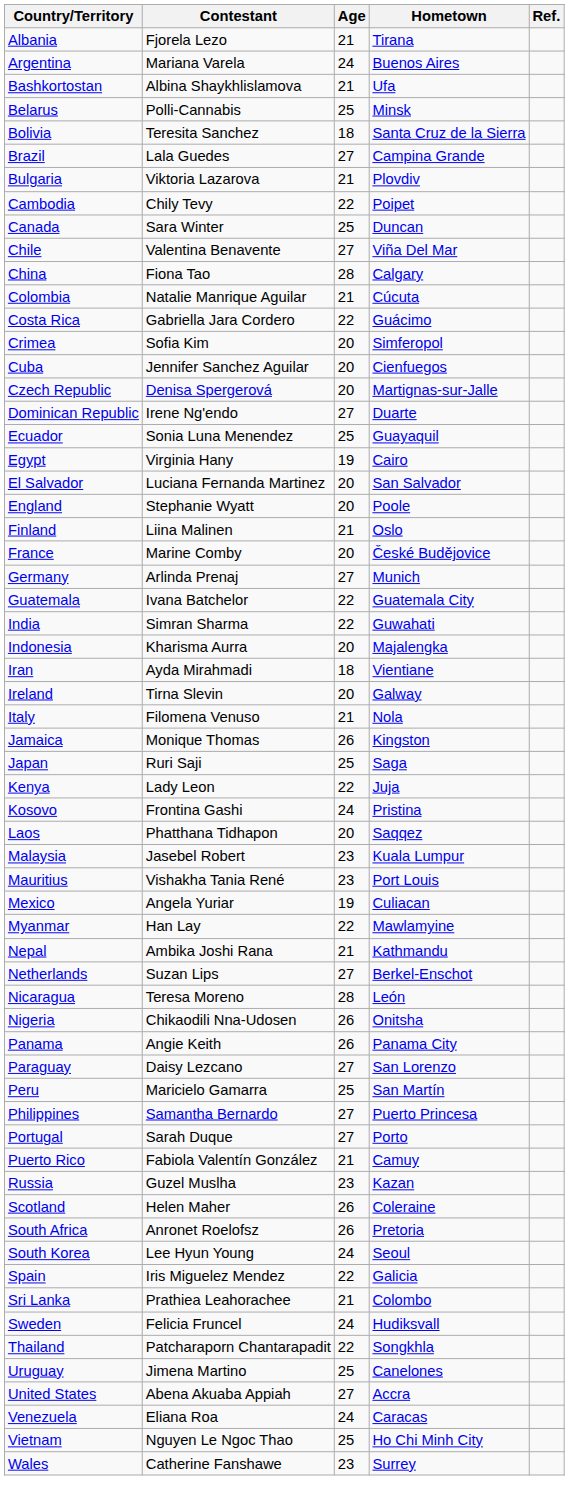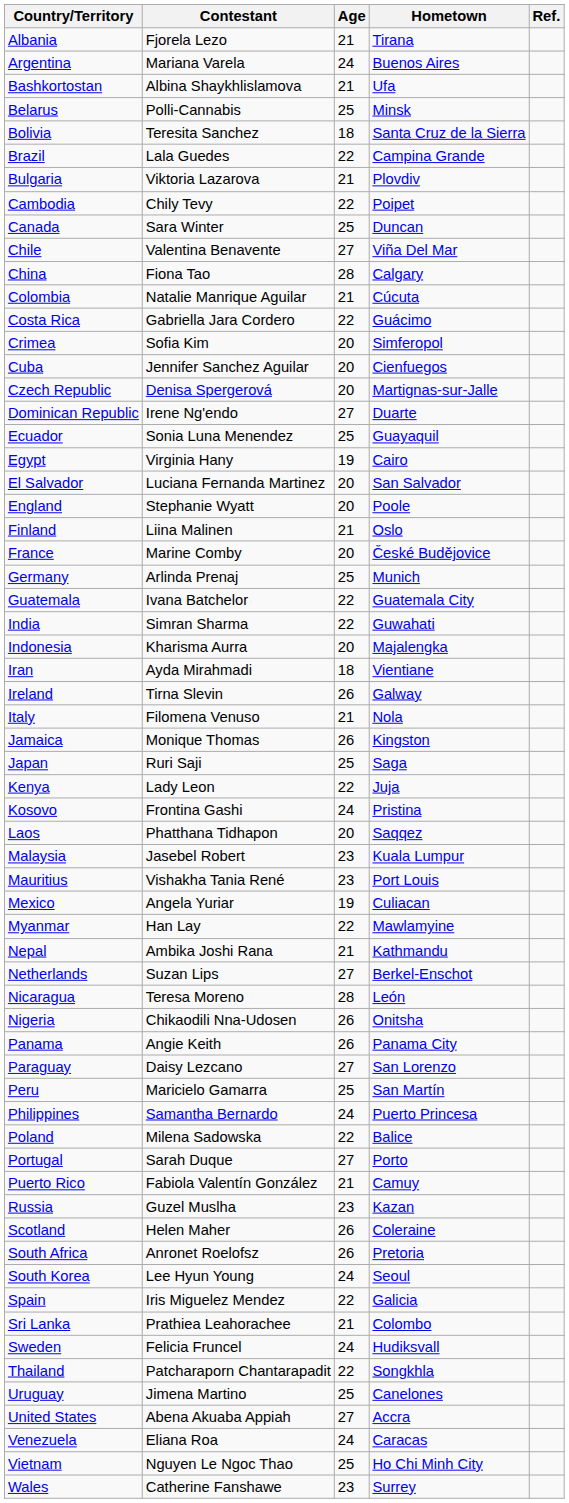(346, 156) 27 -> (346, 156) 22
(346, 577) 27 -> (346, 577) 25
(346, 693) 20 -> (346, 693) 26
(346, 1113) 27 -> (346, 1113) 24
+ row: (31, 1137)
